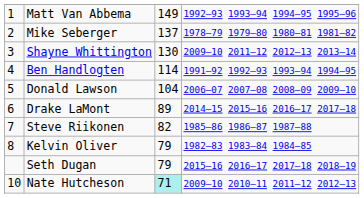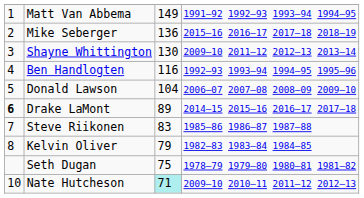(270, 14) 1992–93 1993–94 1994–95 1995–96 -> (270, 14) 1991–92 1992–93 1993–94 1994–95
(168, 33) 137 -> (168, 33) 136
(270, 33) 1978–79 1979–80 1980–81 1981–82 -> (270, 33) 2015–16 2016–17 2017–18 2018–19
(168, 70) 114 -> (168, 70) 116
(270, 70) 1991–92 1992–93 1993–94 1994–95 -> (270, 70) 1992–93 1993–94 1994–95 1995–96
(11, 108) normal -> (11, 108) bold
(165, 127) 82 -> (165, 127) 83
(165, 165) 79 -> (165, 165) 75
(270, 165) 2015–16 2016–17 2017–18 2018–19 -> (270, 165) 1978–79 1979–80 1980–81 1981–82
